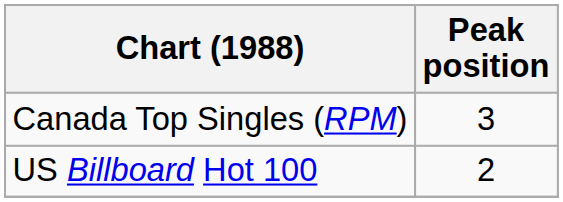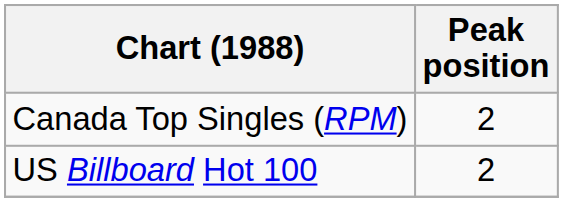(486, 118) 3 -> (486, 118) 2
